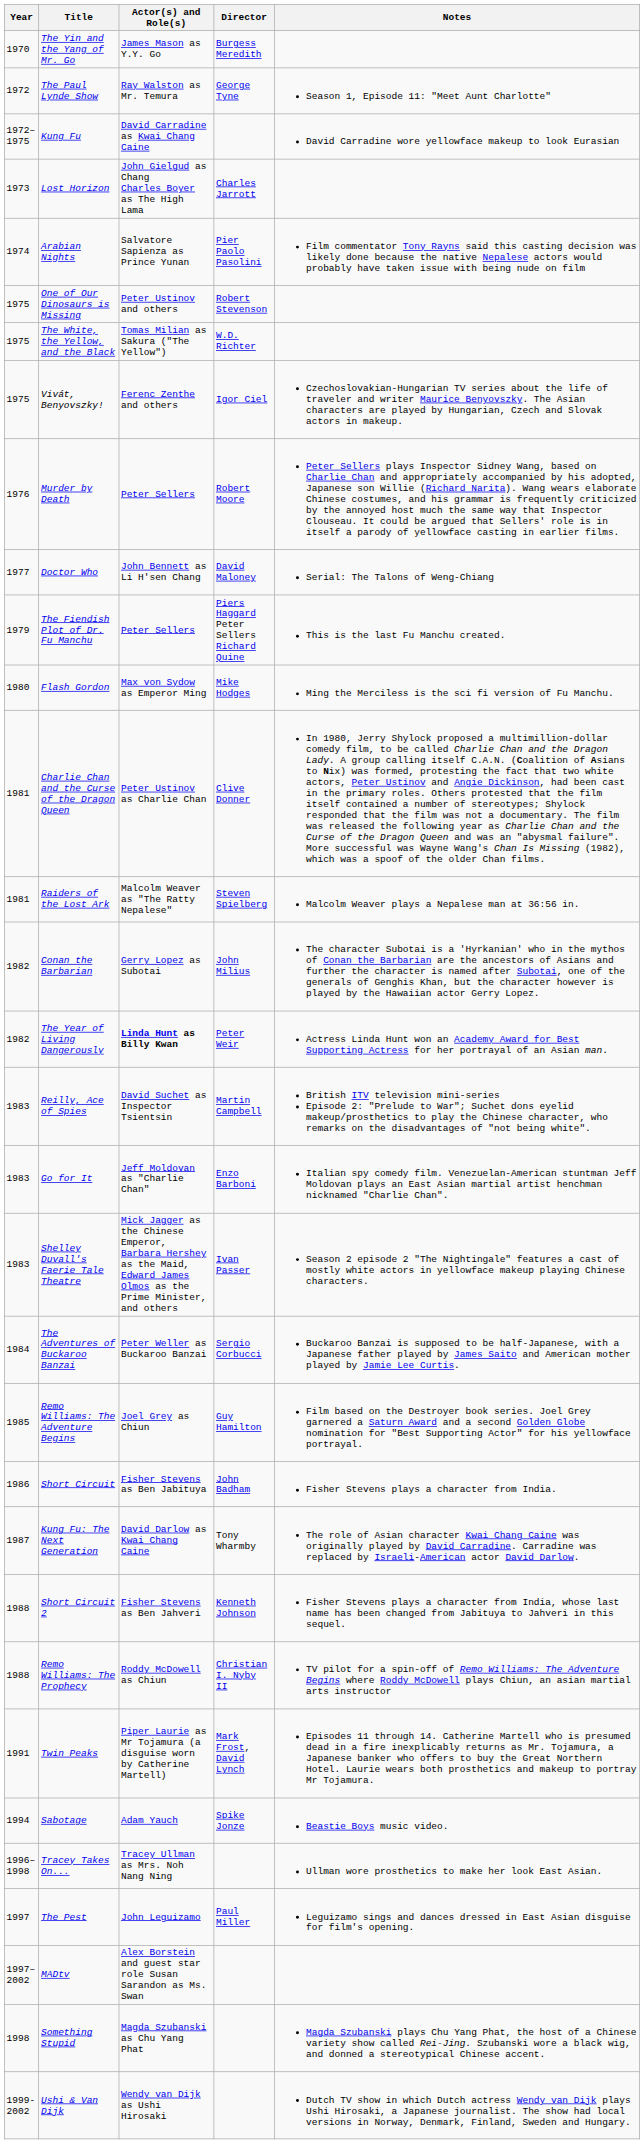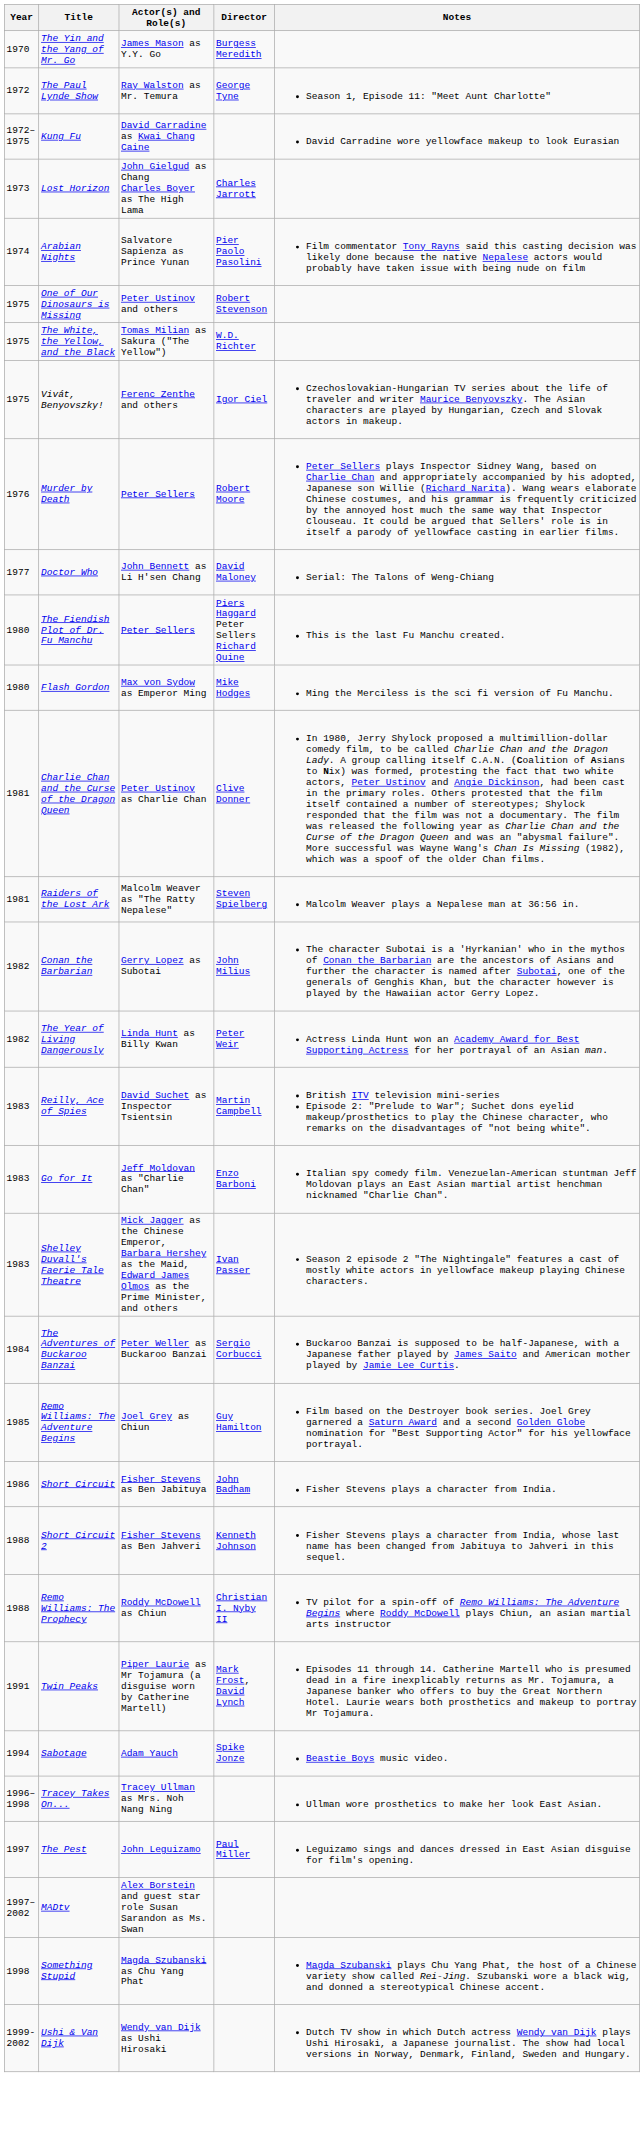(18, 630) 1979 -> (18, 630) 1980
(158, 1039) bold -> (158, 1039) normal
- row: (75, 1541)
